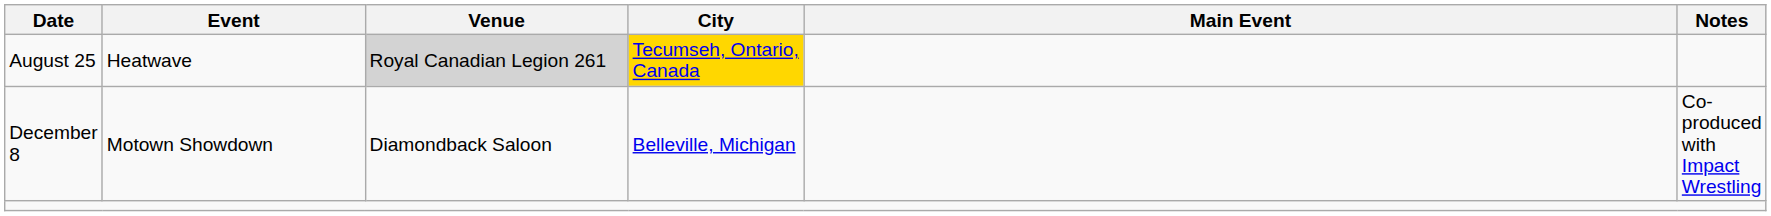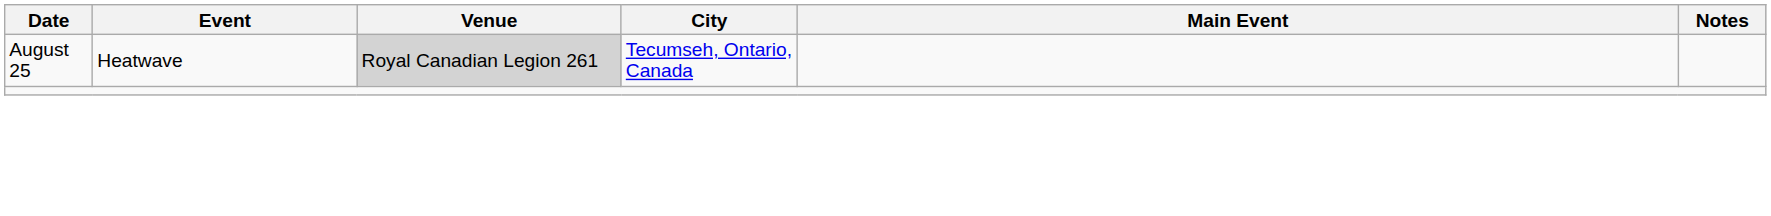(716, 60) gold background -> (709, 60) no background
- row: (53, 143)
